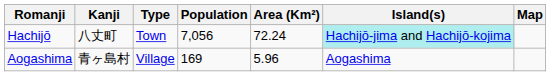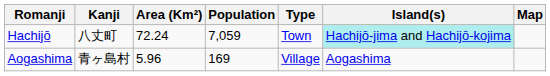columns swapped: (287, 14) <-> (155, 14)
(197, 36) 7,056 -> (224, 36) 7,059
